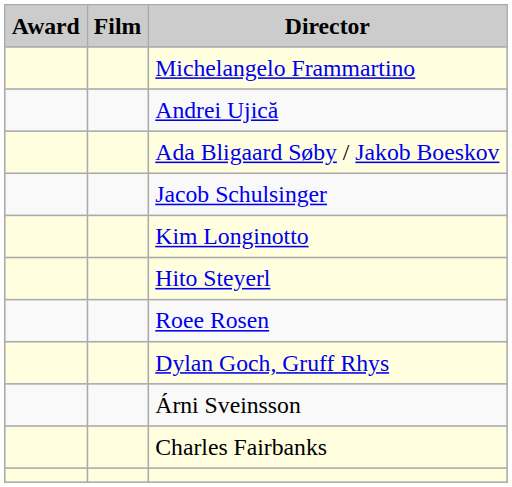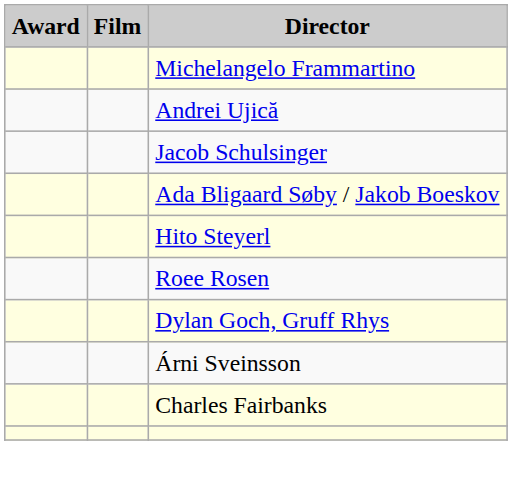rows swapped: (327, 152) <-> (241, 194)
- row: (232, 236)
